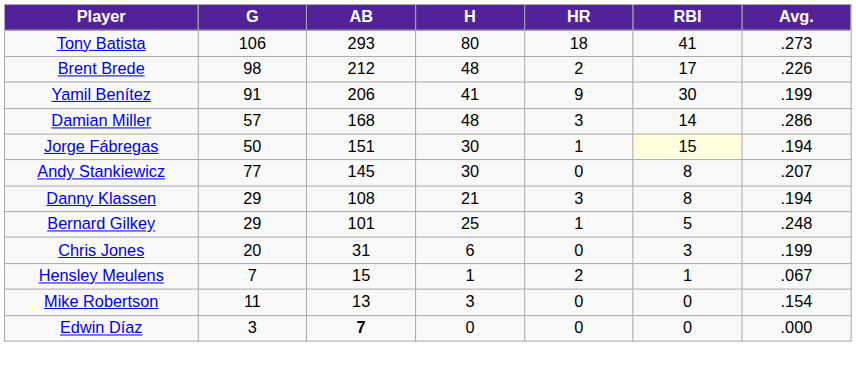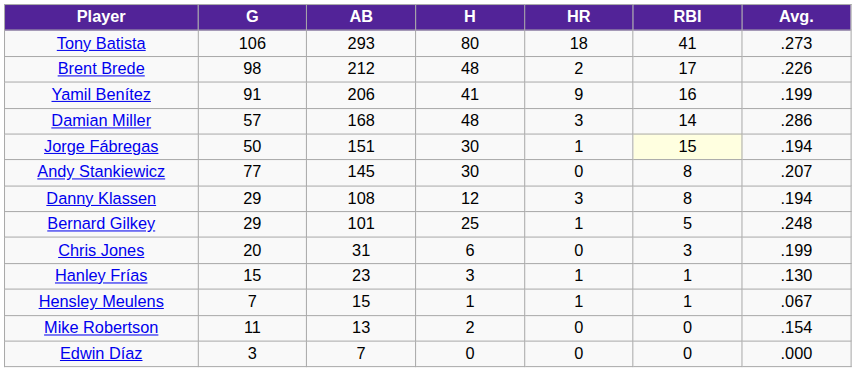(688, 95) 30 -> (688, 95) 16
(470, 198) 21 -> (470, 198) 12
+ row: (101, 276)
(579, 276) 2 -> (579, 302) 1
(470, 302) 3 -> (470, 328) 2
(361, 328) bold -> (361, 353) normal
